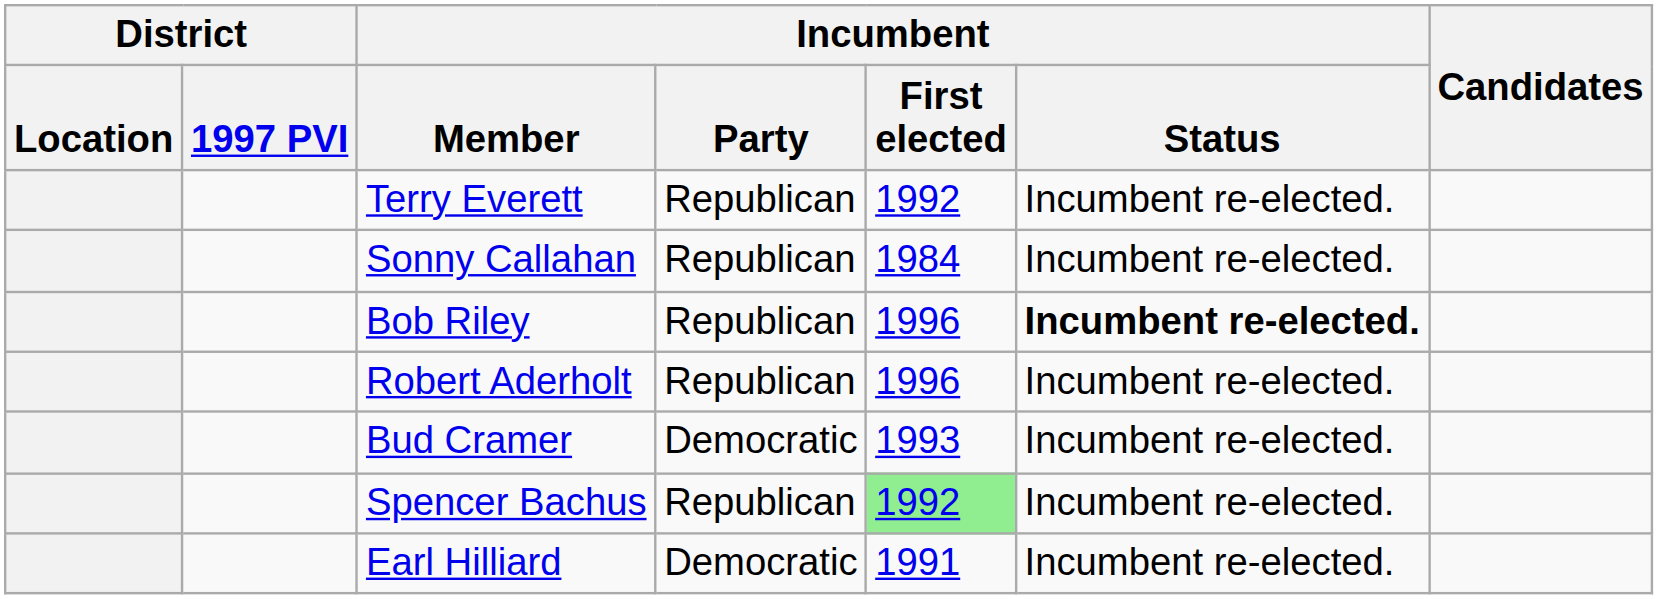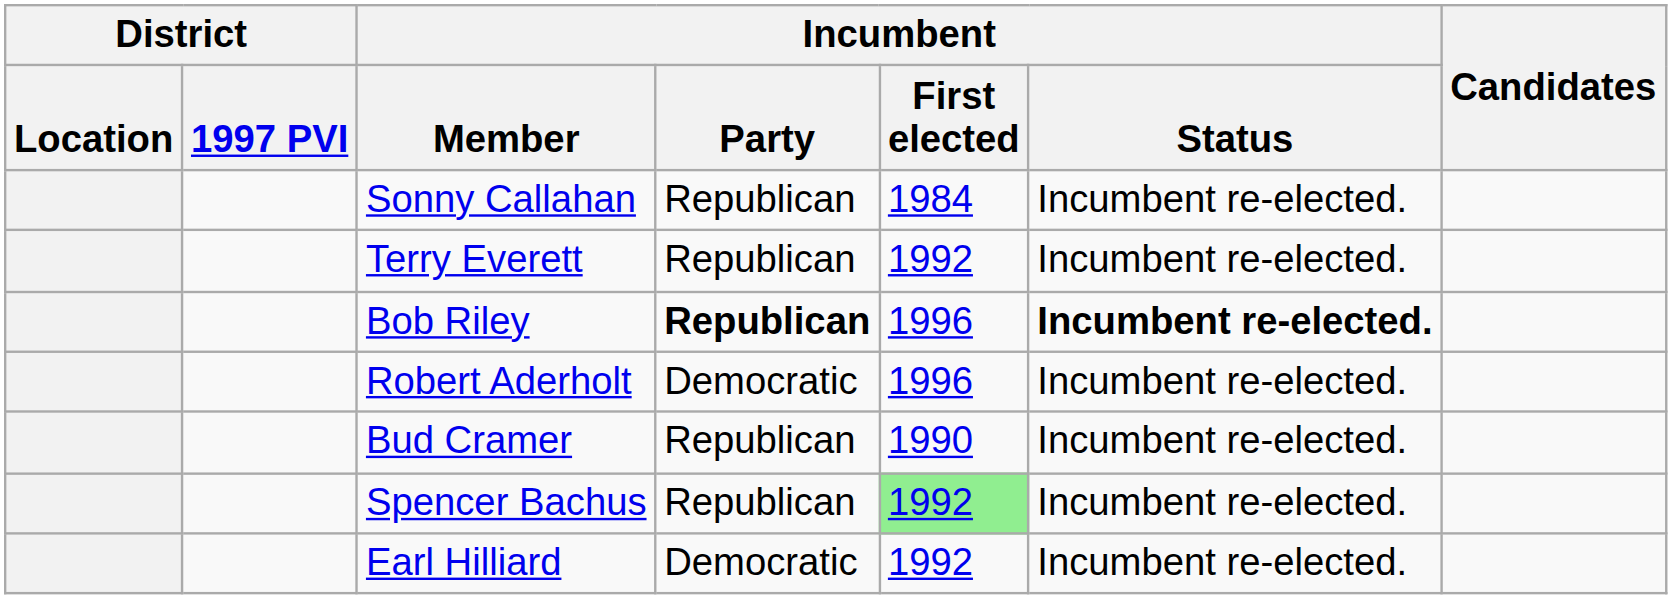rows swapped: (501, 259) <-> (474, 199)
(760, 320) normal -> (767, 320) bold
(760, 381) Republican -> (761, 381) Democratic
(761, 441) Democratic -> (760, 441) Republican
(918, 441) 1993 -> (930, 441) 1990
(918, 563) 1991 -> (930, 563) 1992
